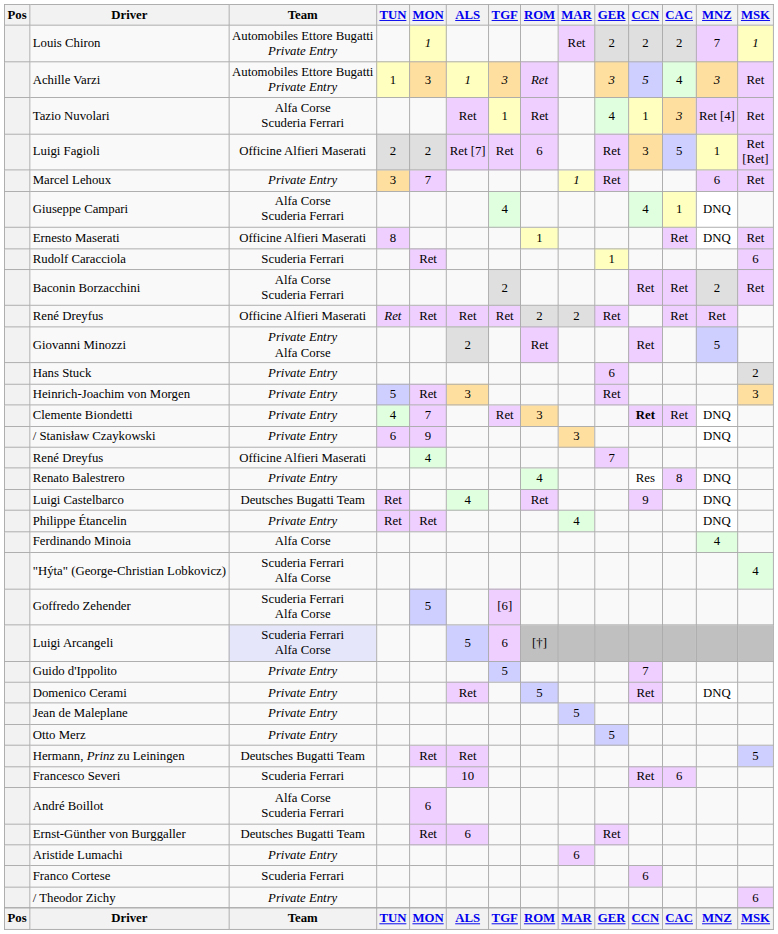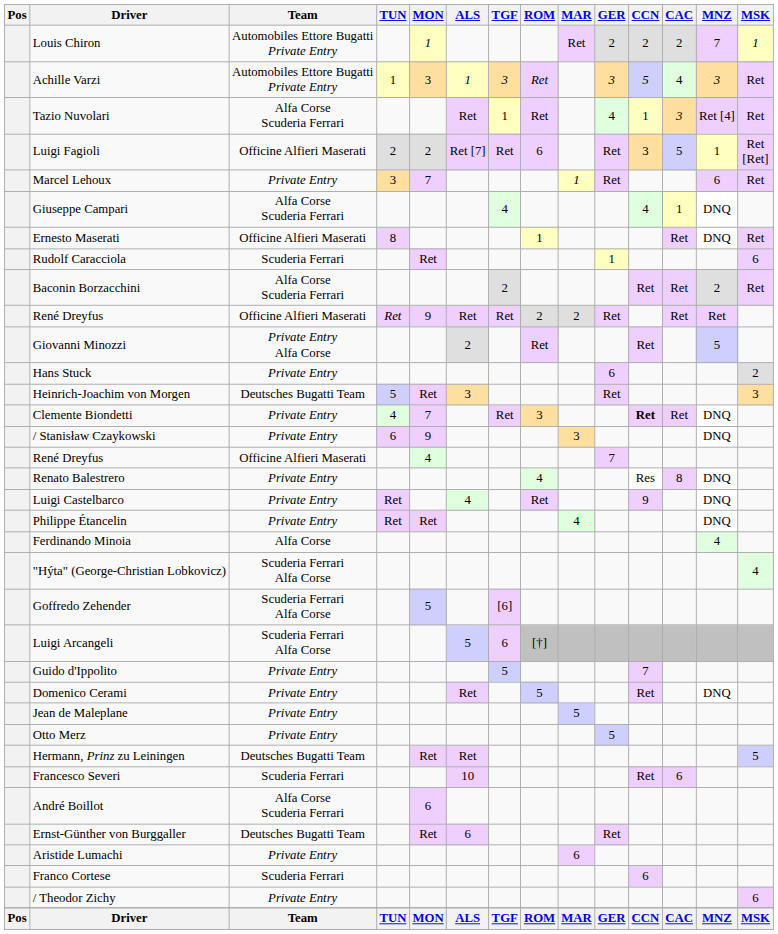(428, 315) Ret -> (428, 315) 9
(303, 394) Private Entry -> (303, 394) Deutsches Bugatti Team
(303, 499) Deutsches Bugatti Team -> (303, 499) Private Entry
(303, 642) lavender background -> (303, 642) no background
